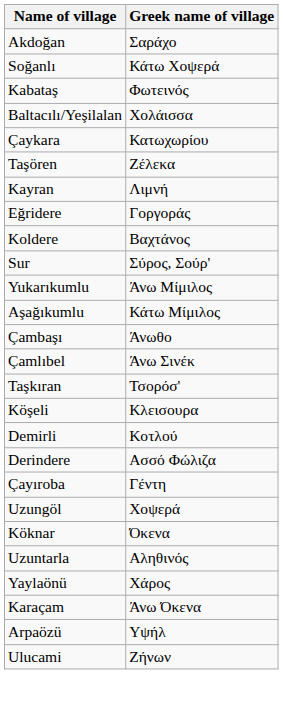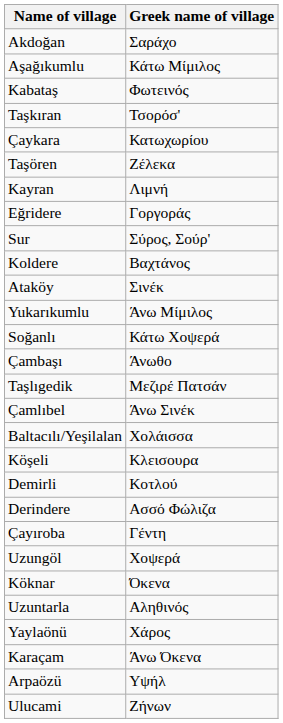rows swapped: (32, 66) <-> (46, 312)
rows swapped: (65, 115) <-> (35, 386)
rows swapped: (19, 262) <-> (33, 238)
+ row: (31, 287)
+ row: (40, 386)
